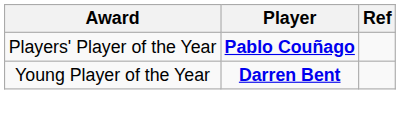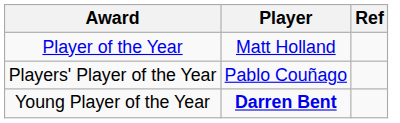+ row: (113, 46)
(290, 46) bold -> (286, 74) normal
